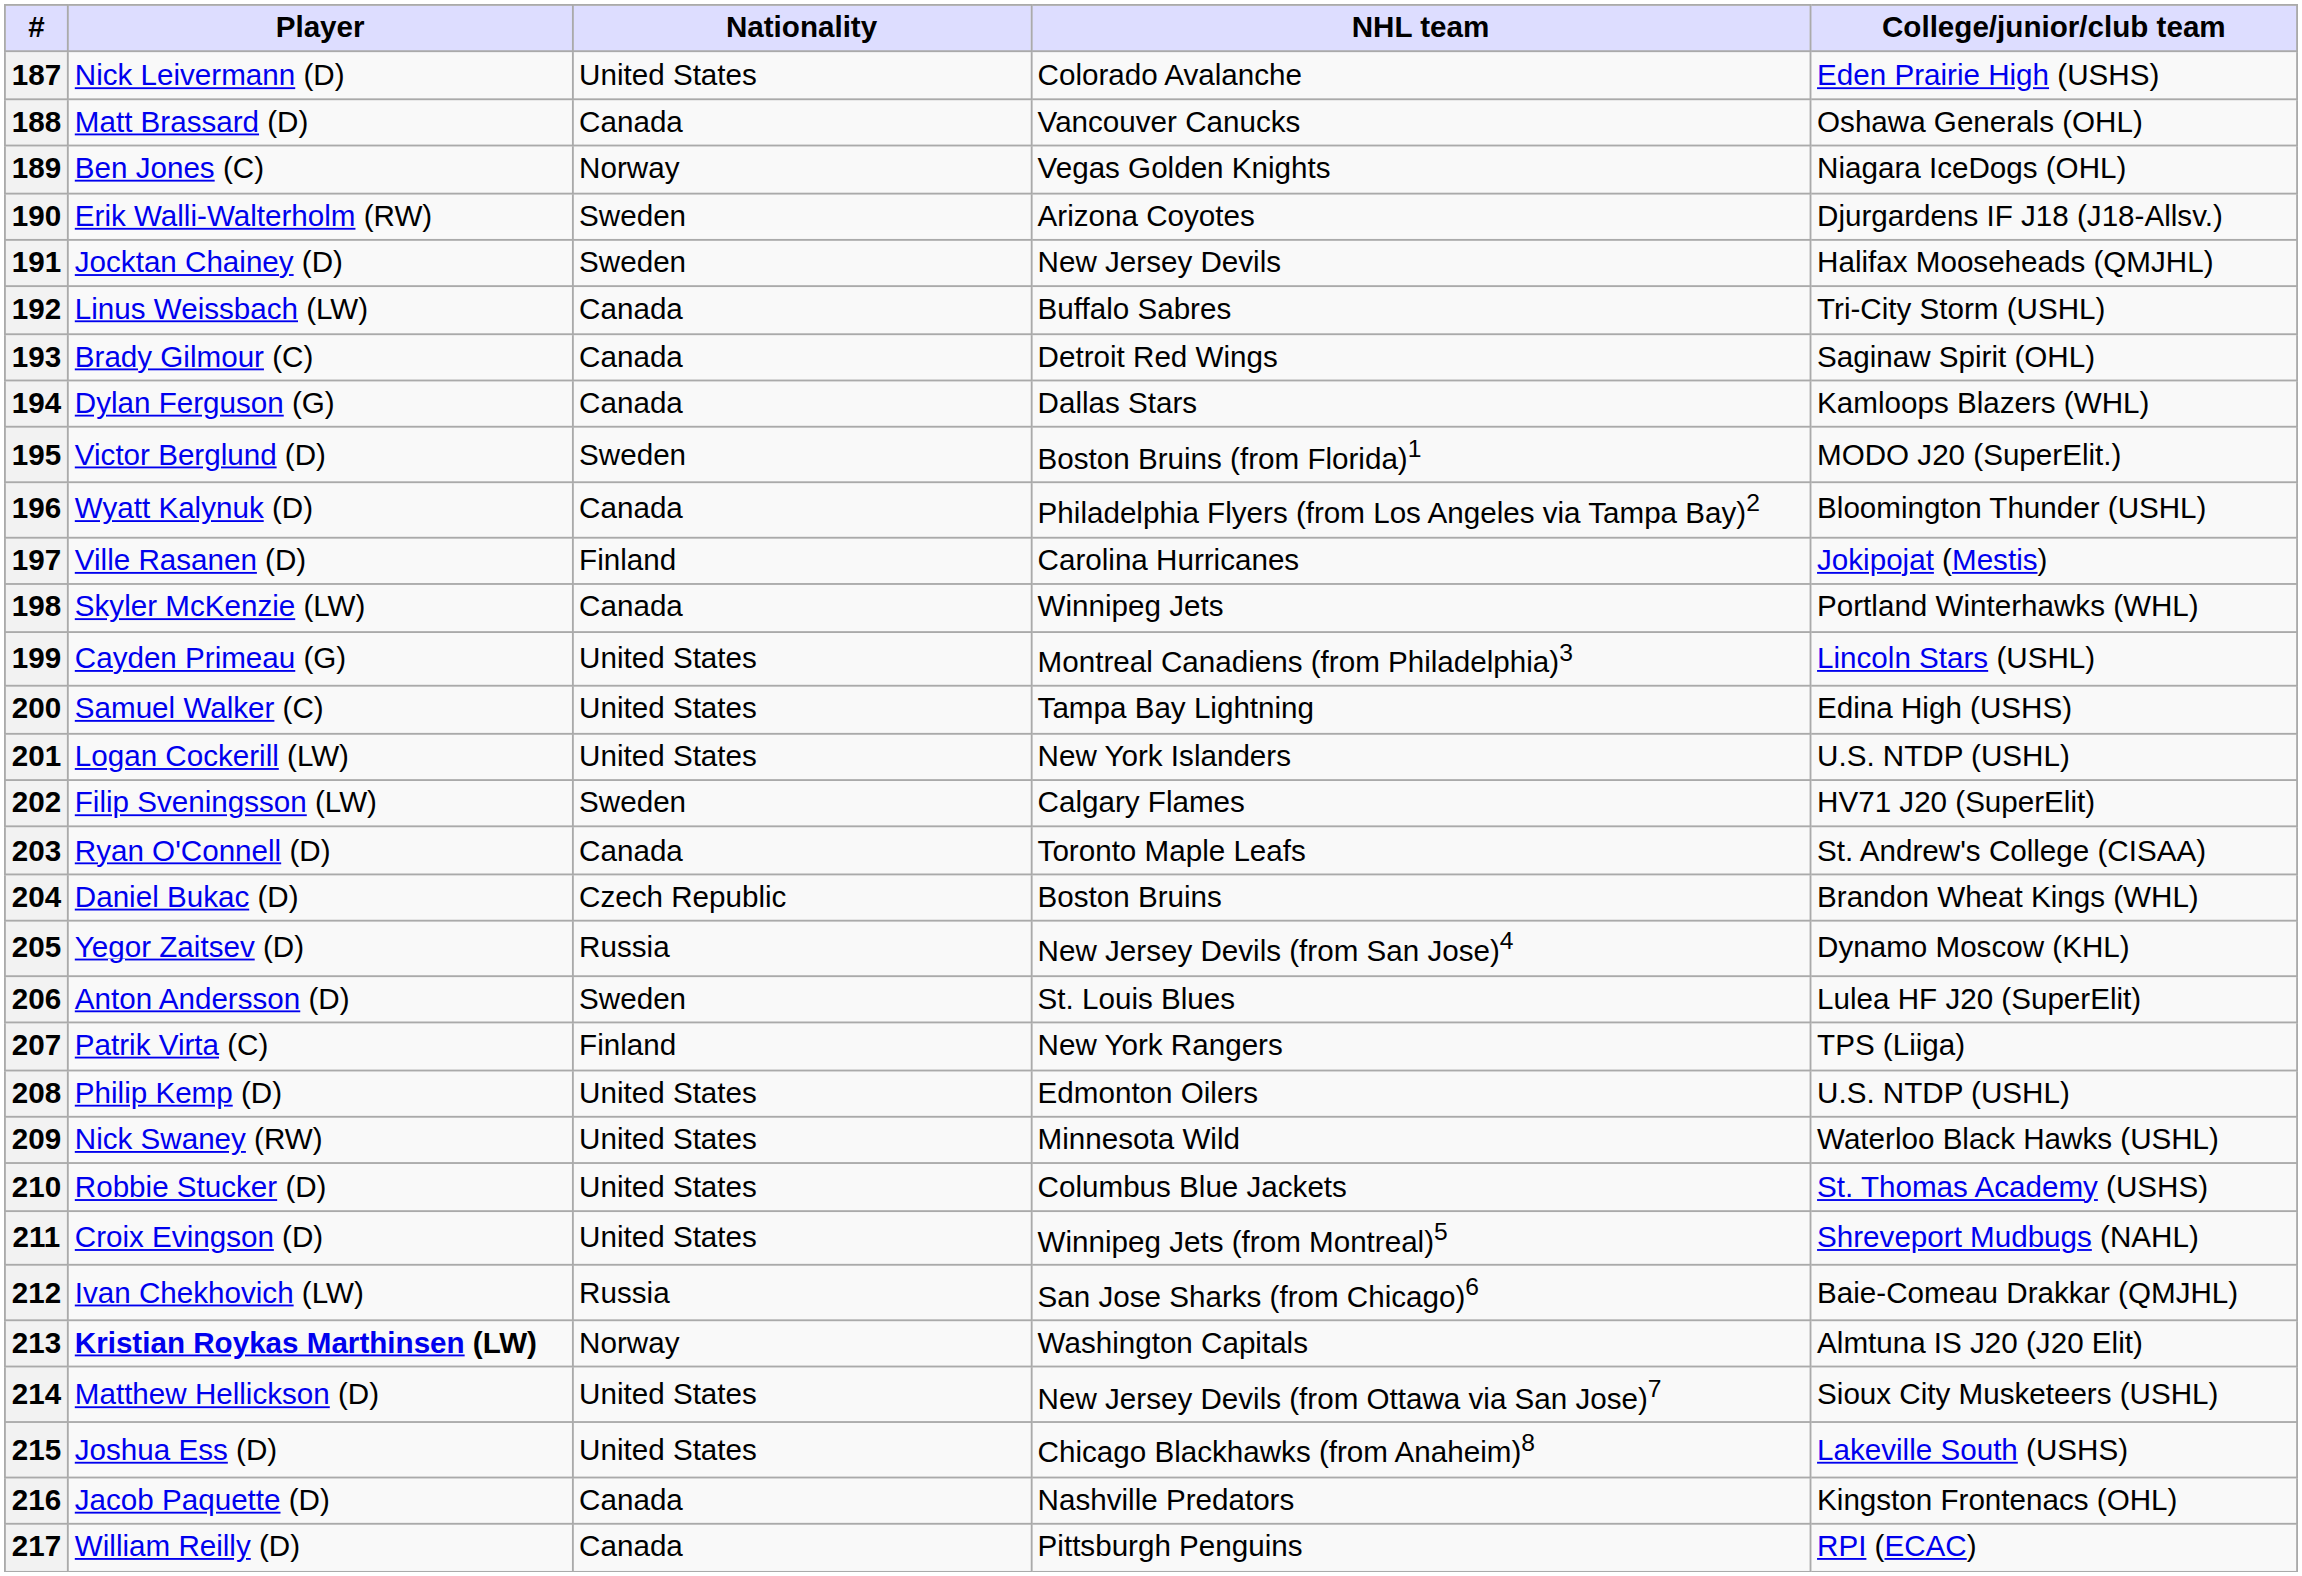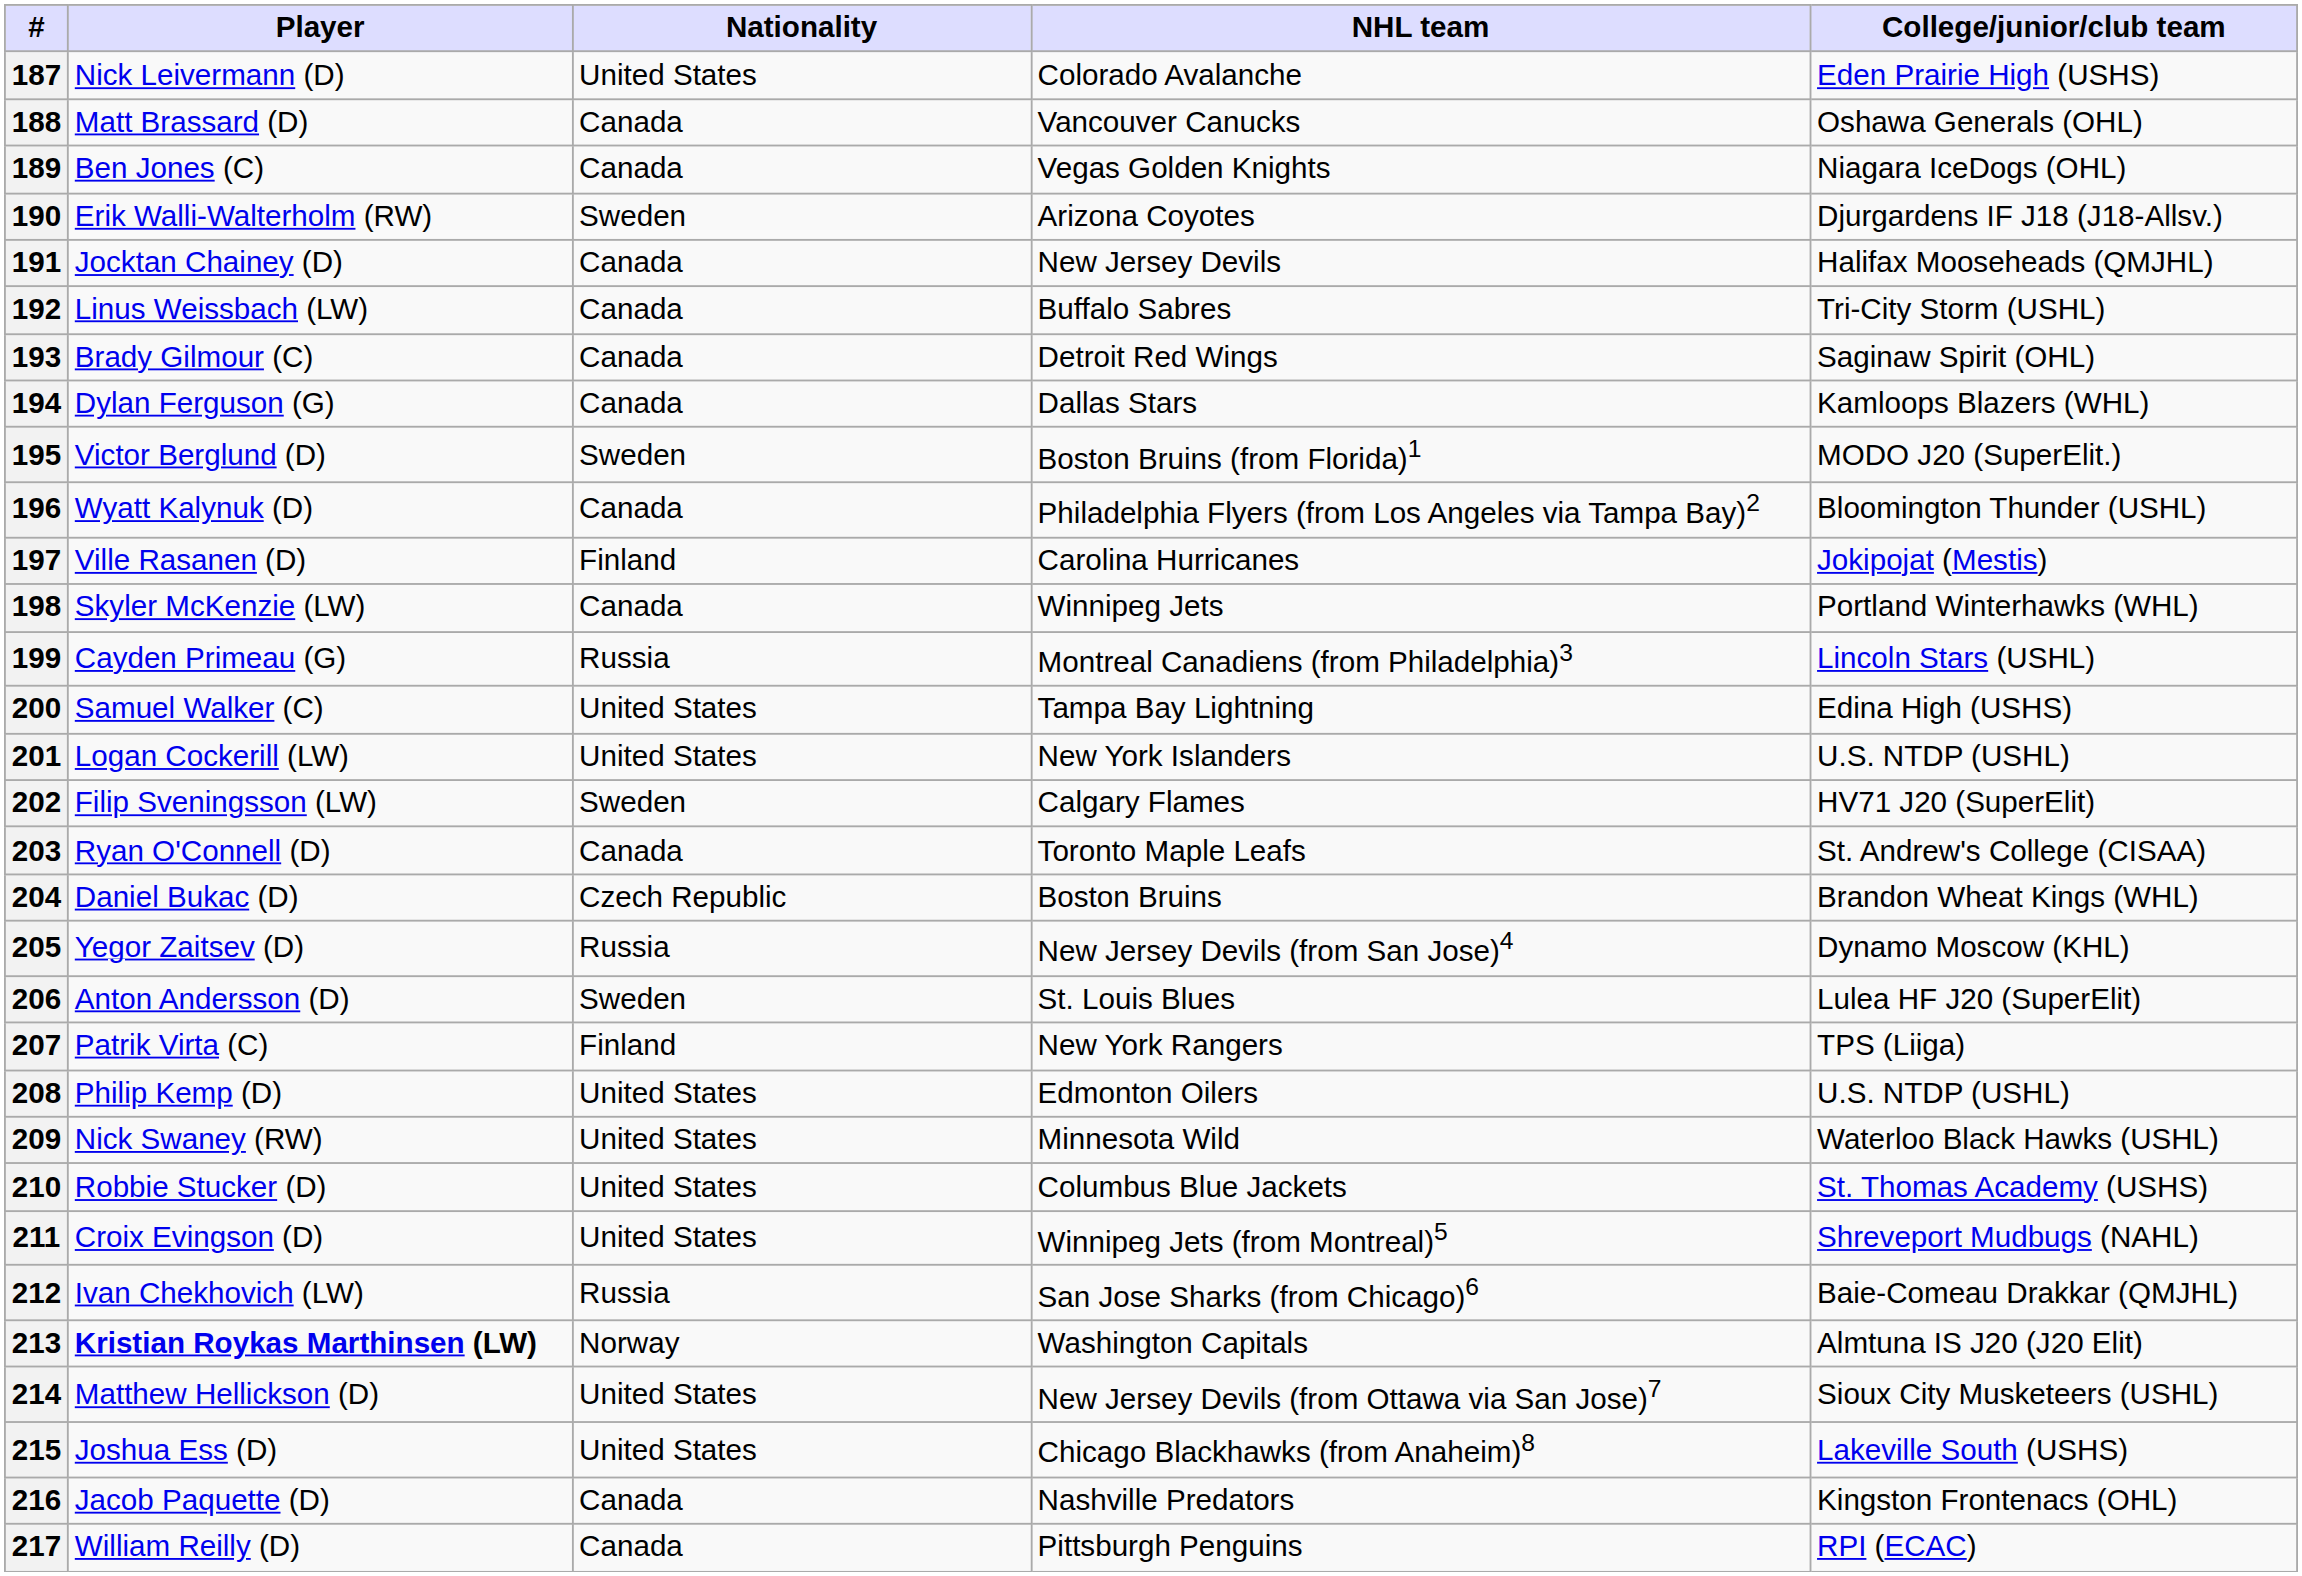(629, 168) Norway -> (631, 168) Canada
(633, 262) Sweden -> (631, 262) Canada
(668, 658) United States -> (624, 658) Russia
